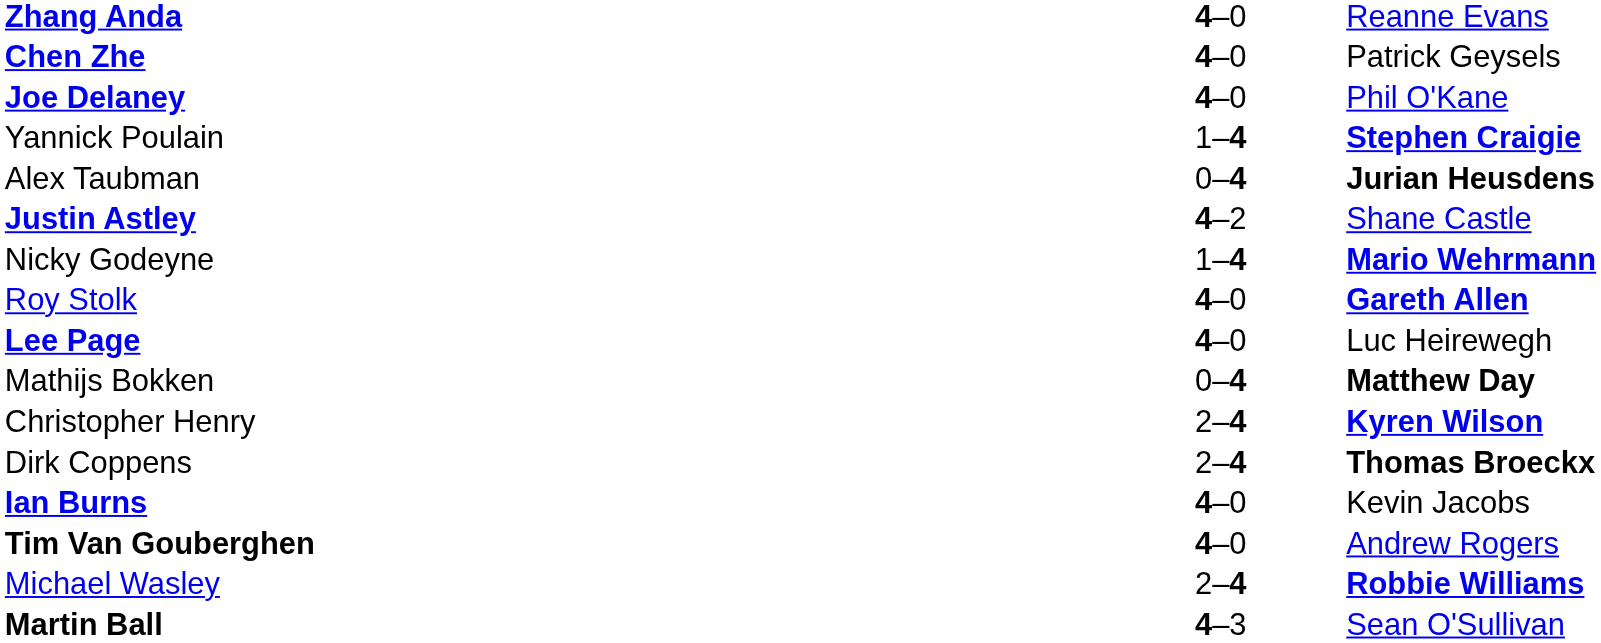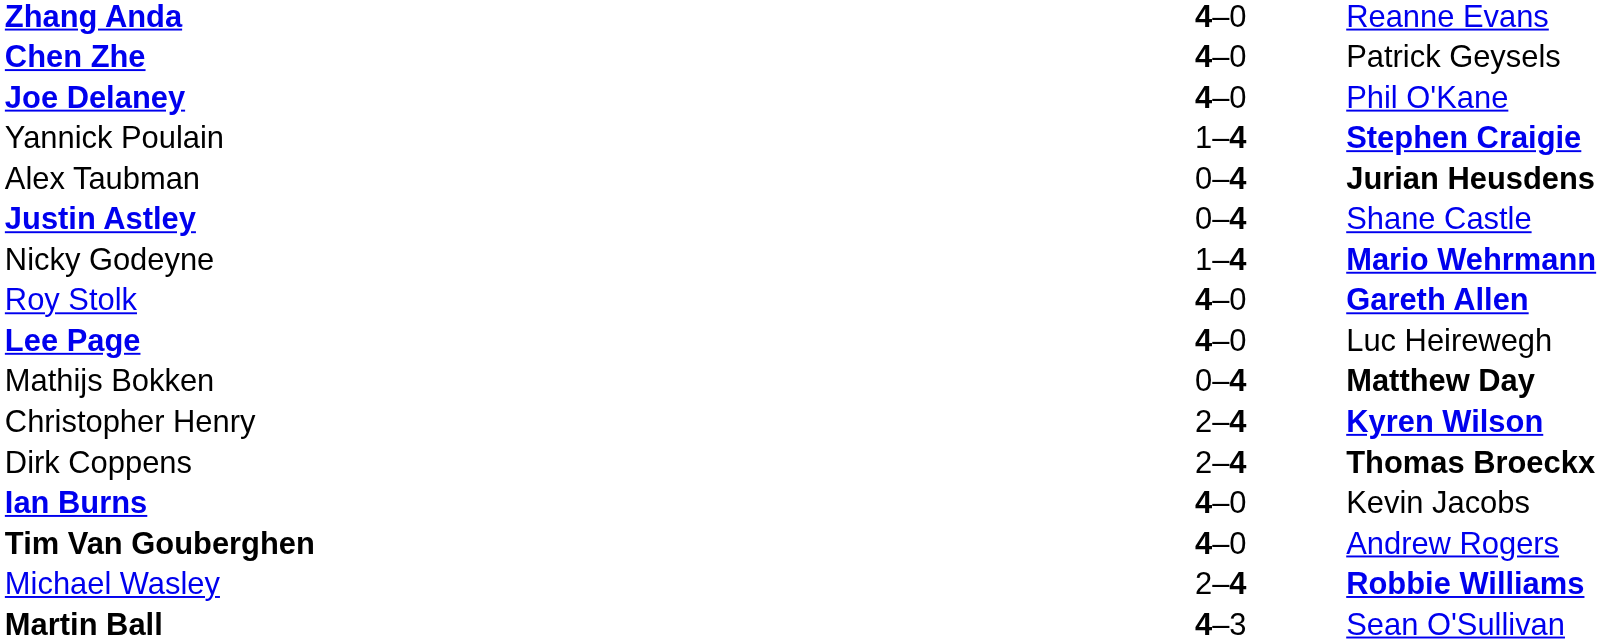(1221, 219) 4–2 -> (1221, 219) 0–4
